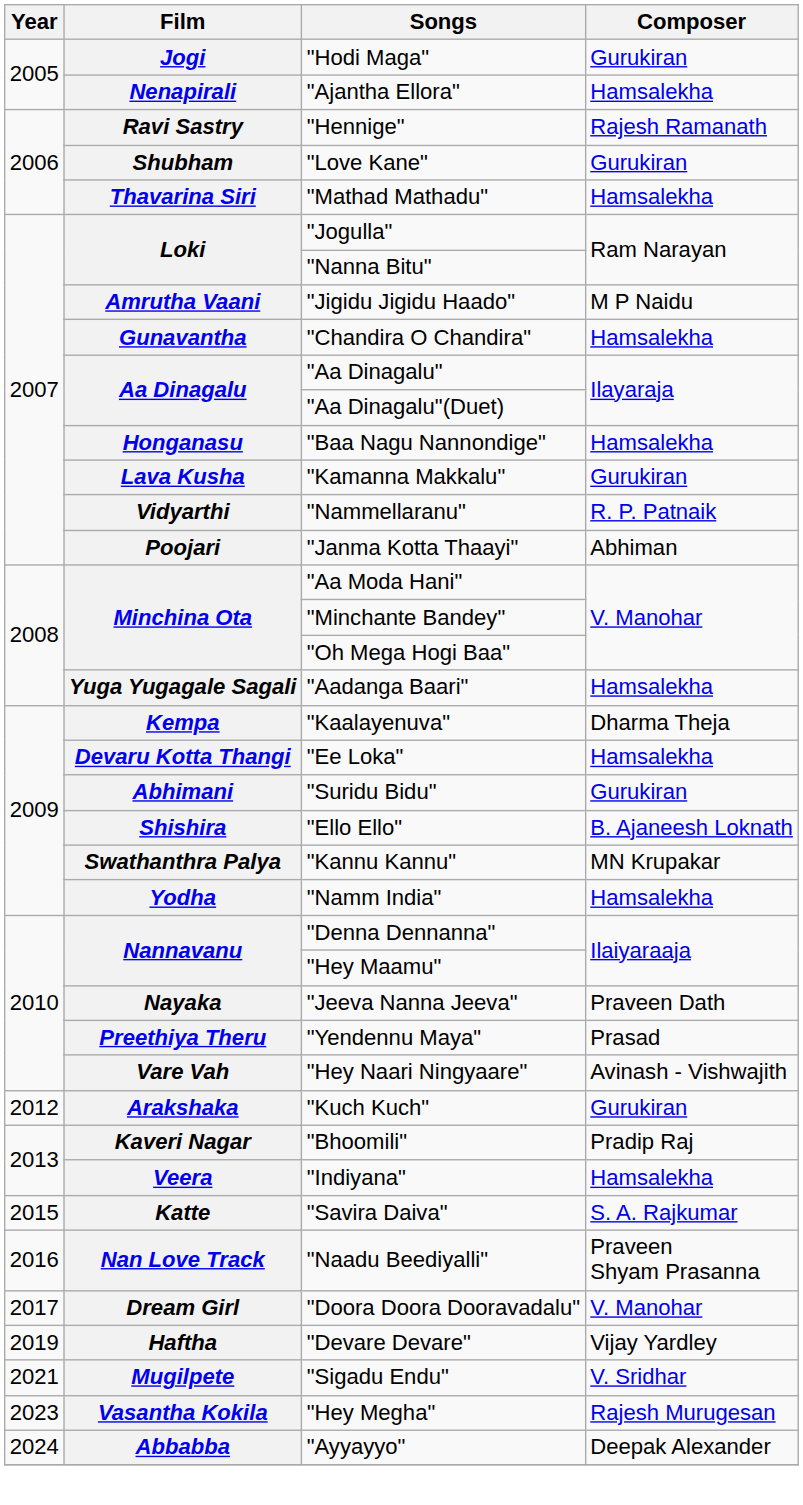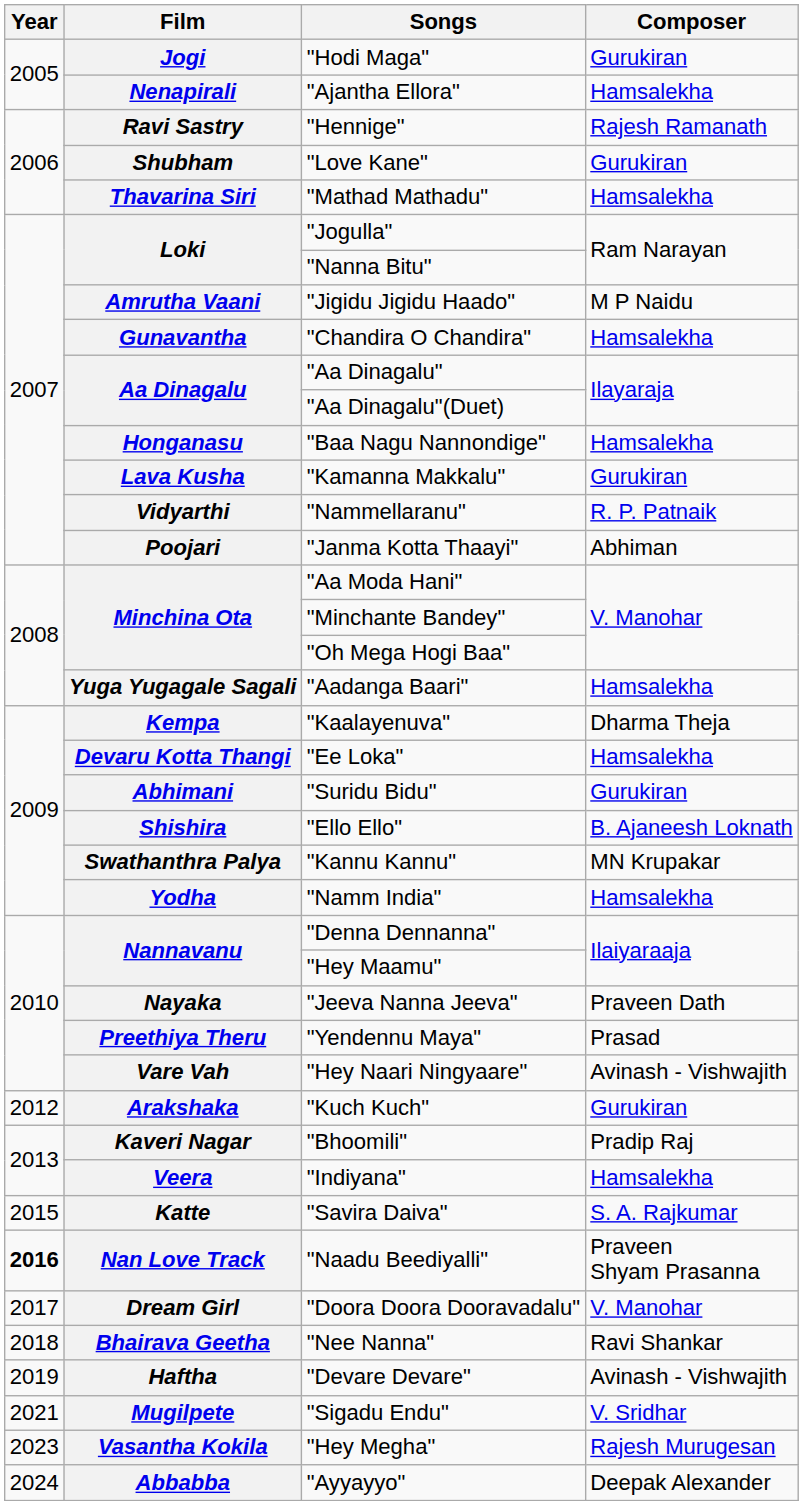(34, 1260) normal -> (34, 1260) bold
+ row: (370, 1342)
(653, 1342) Vijay Yardley -> (689, 1377) Avinash - Vishwajith
